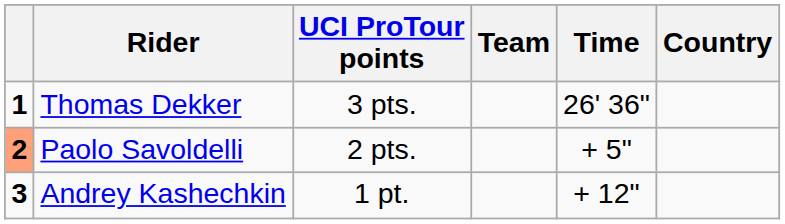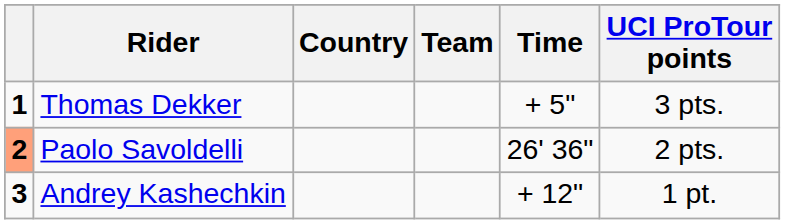columns swapped: (718, 43) <-> (382, 43)
(607, 104) 26' 36" -> (550, 104) + 5"
(607, 149) + 5" -> (550, 149) 26' 36"
